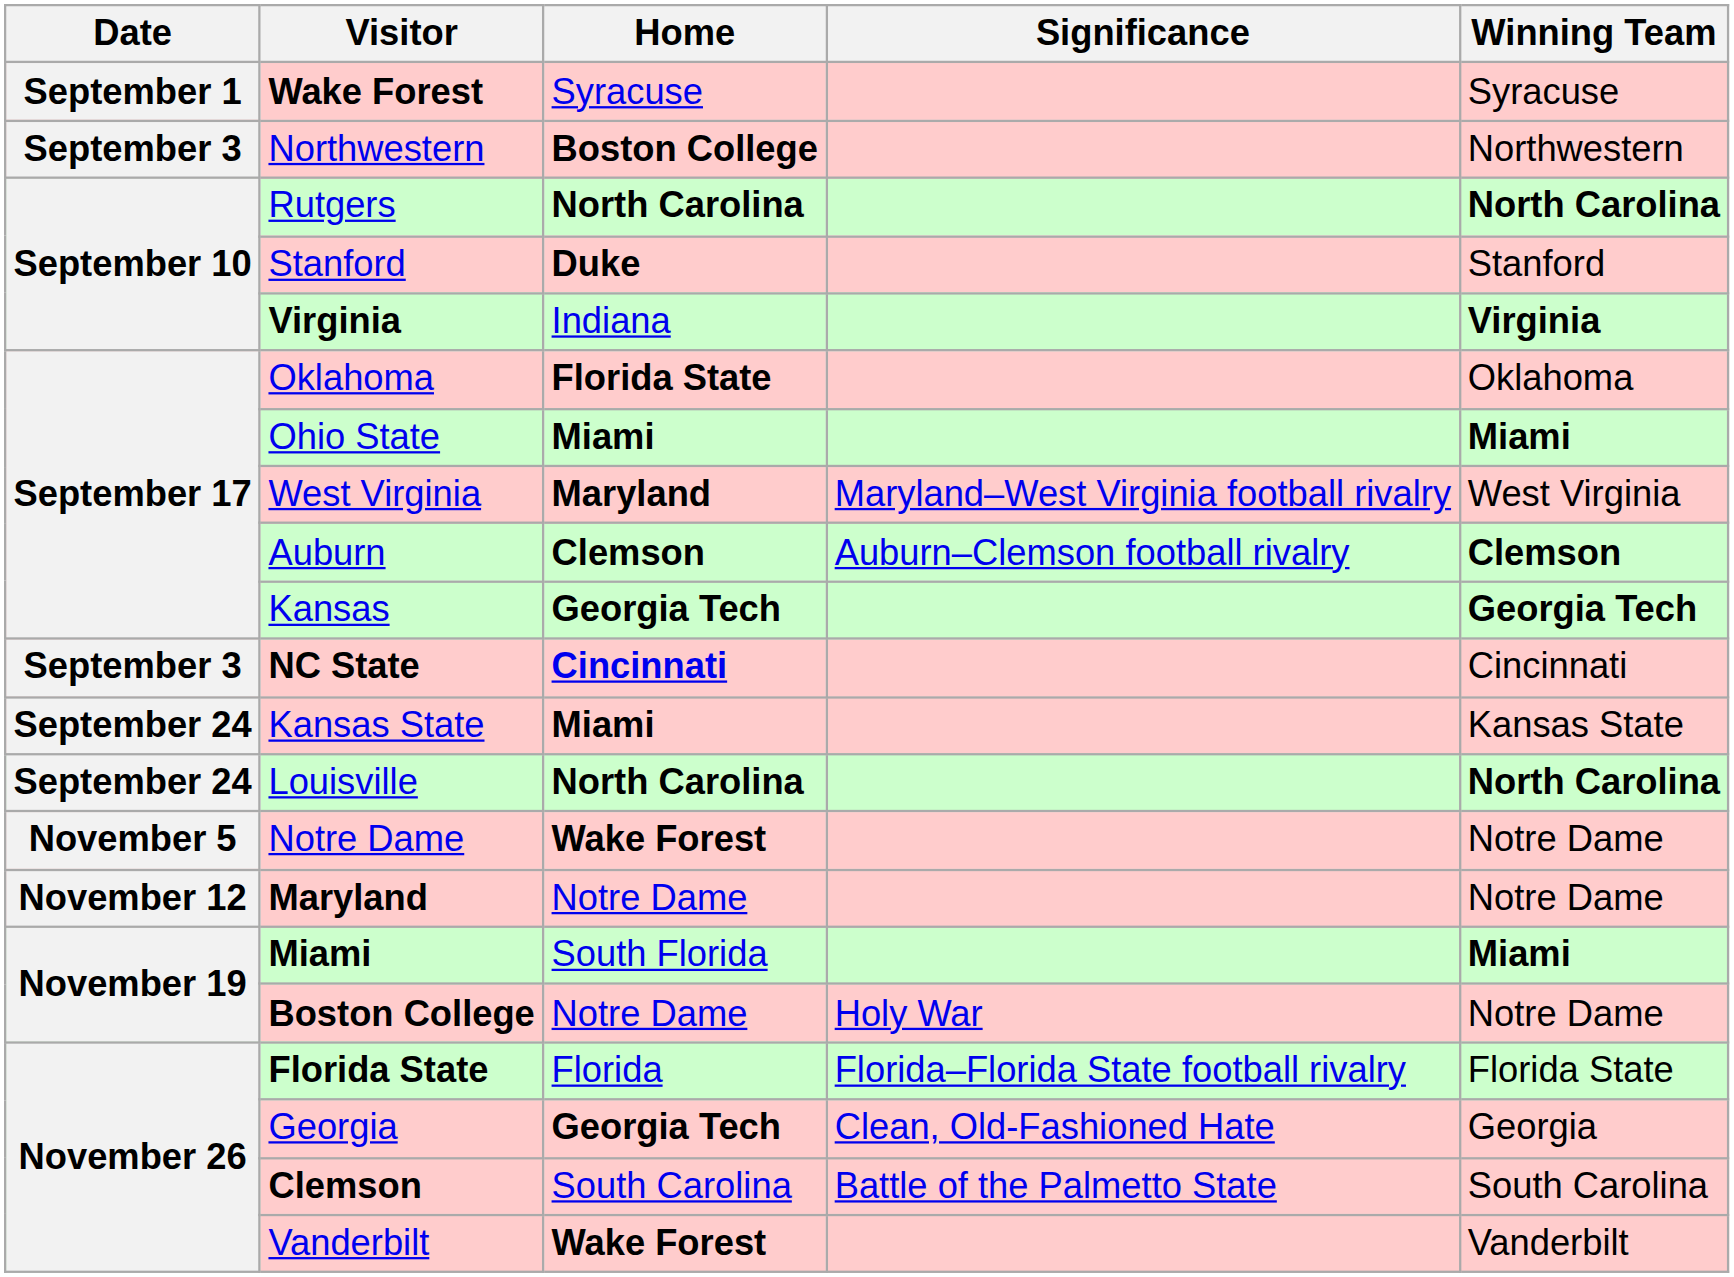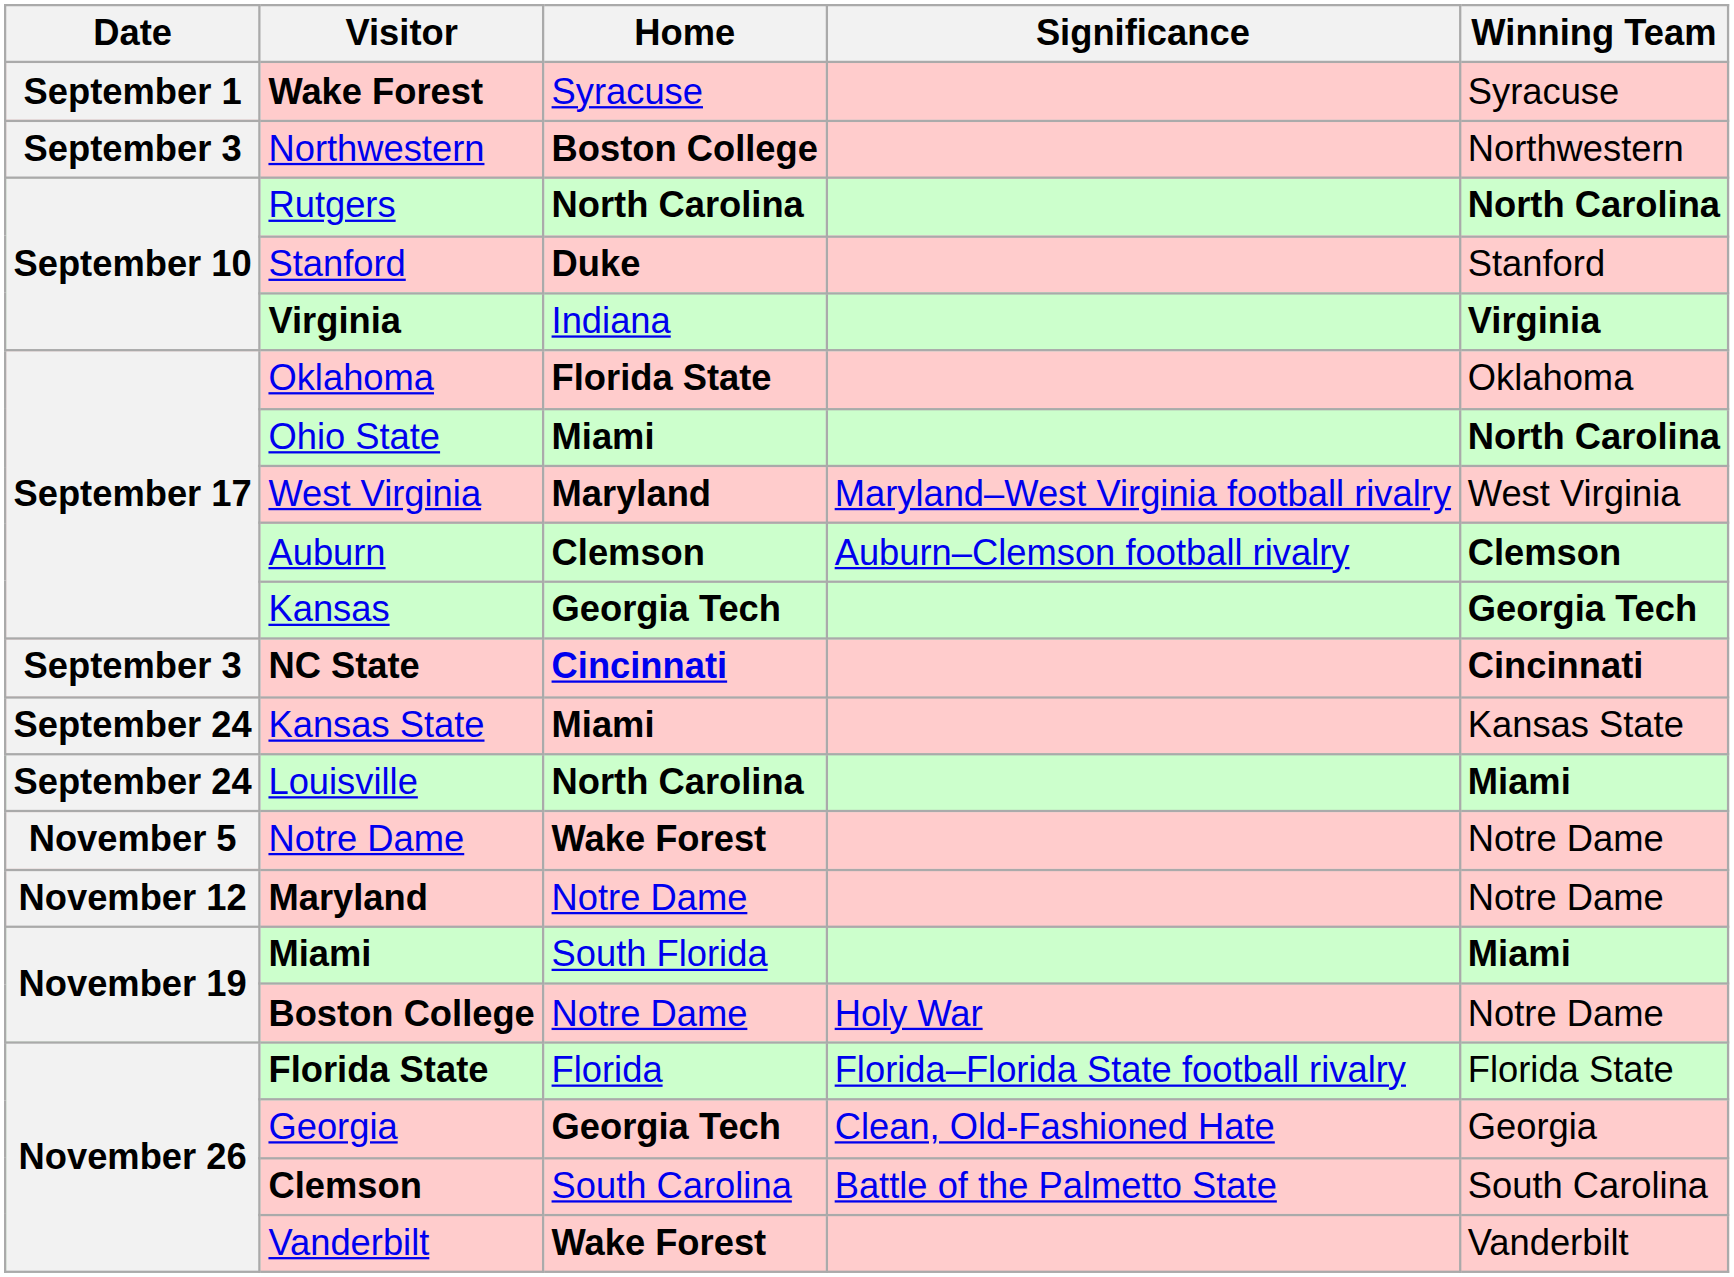(1519, 436) Miami -> (1594, 436) North Carolina
(1548, 666) normal -> (1556, 666) bold
(1594, 782) North Carolina -> (1519, 782) Miami
